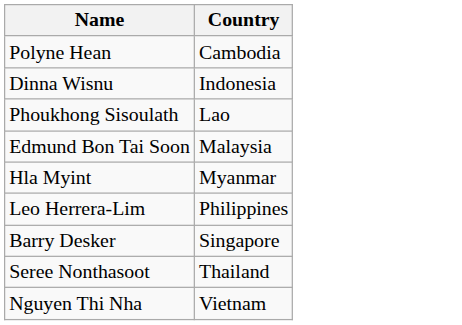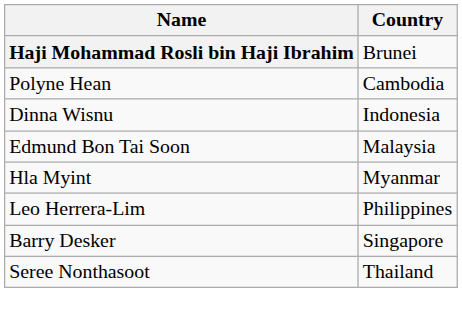+ row: (181, 51)
- row: (94, 114)
- row: (76, 303)
